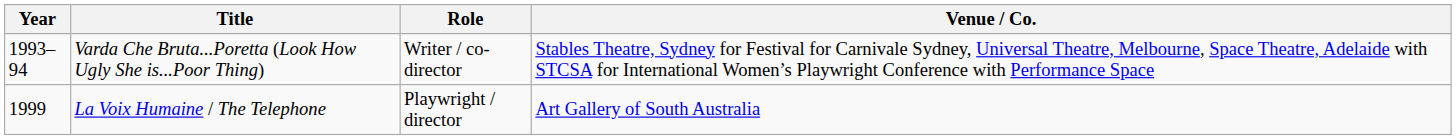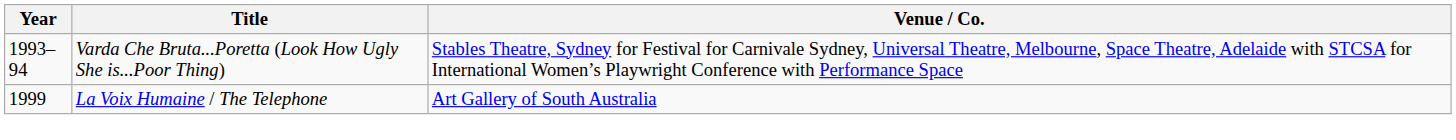- column: (465, 19)
